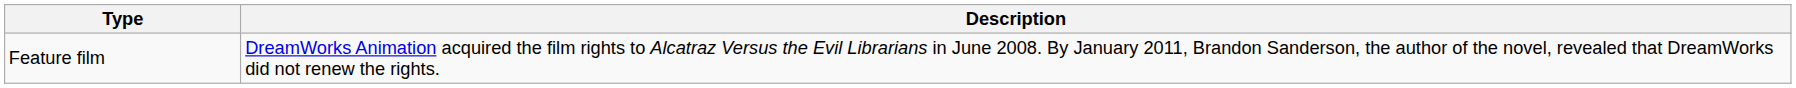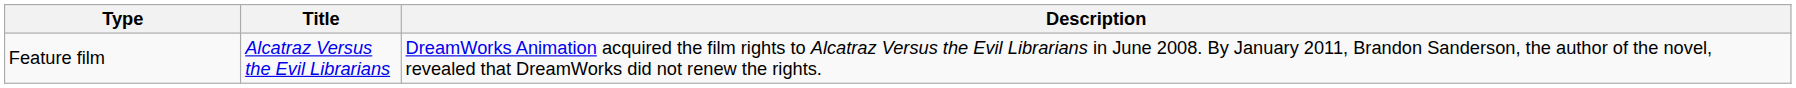+ column: (321, 18)
